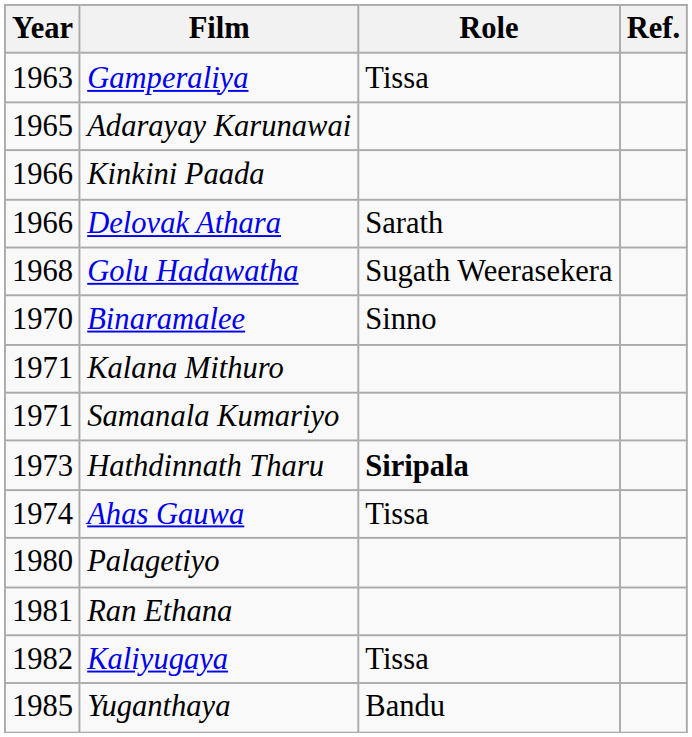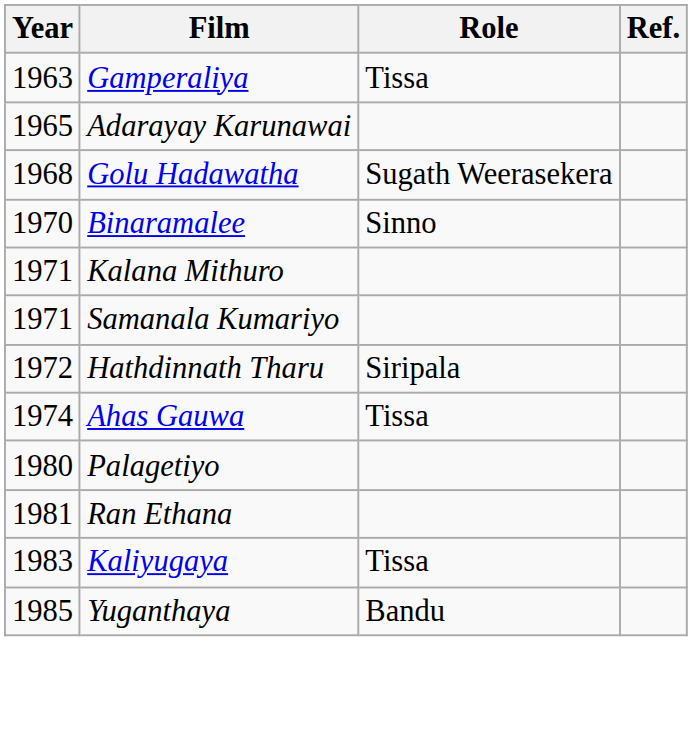- row: (176, 174)
- row: (184, 222)
(43, 464) 1973 -> (43, 367) 1972
(417, 464) bold -> (413, 367) normal
(43, 658) 1982 -> (43, 561) 1983
